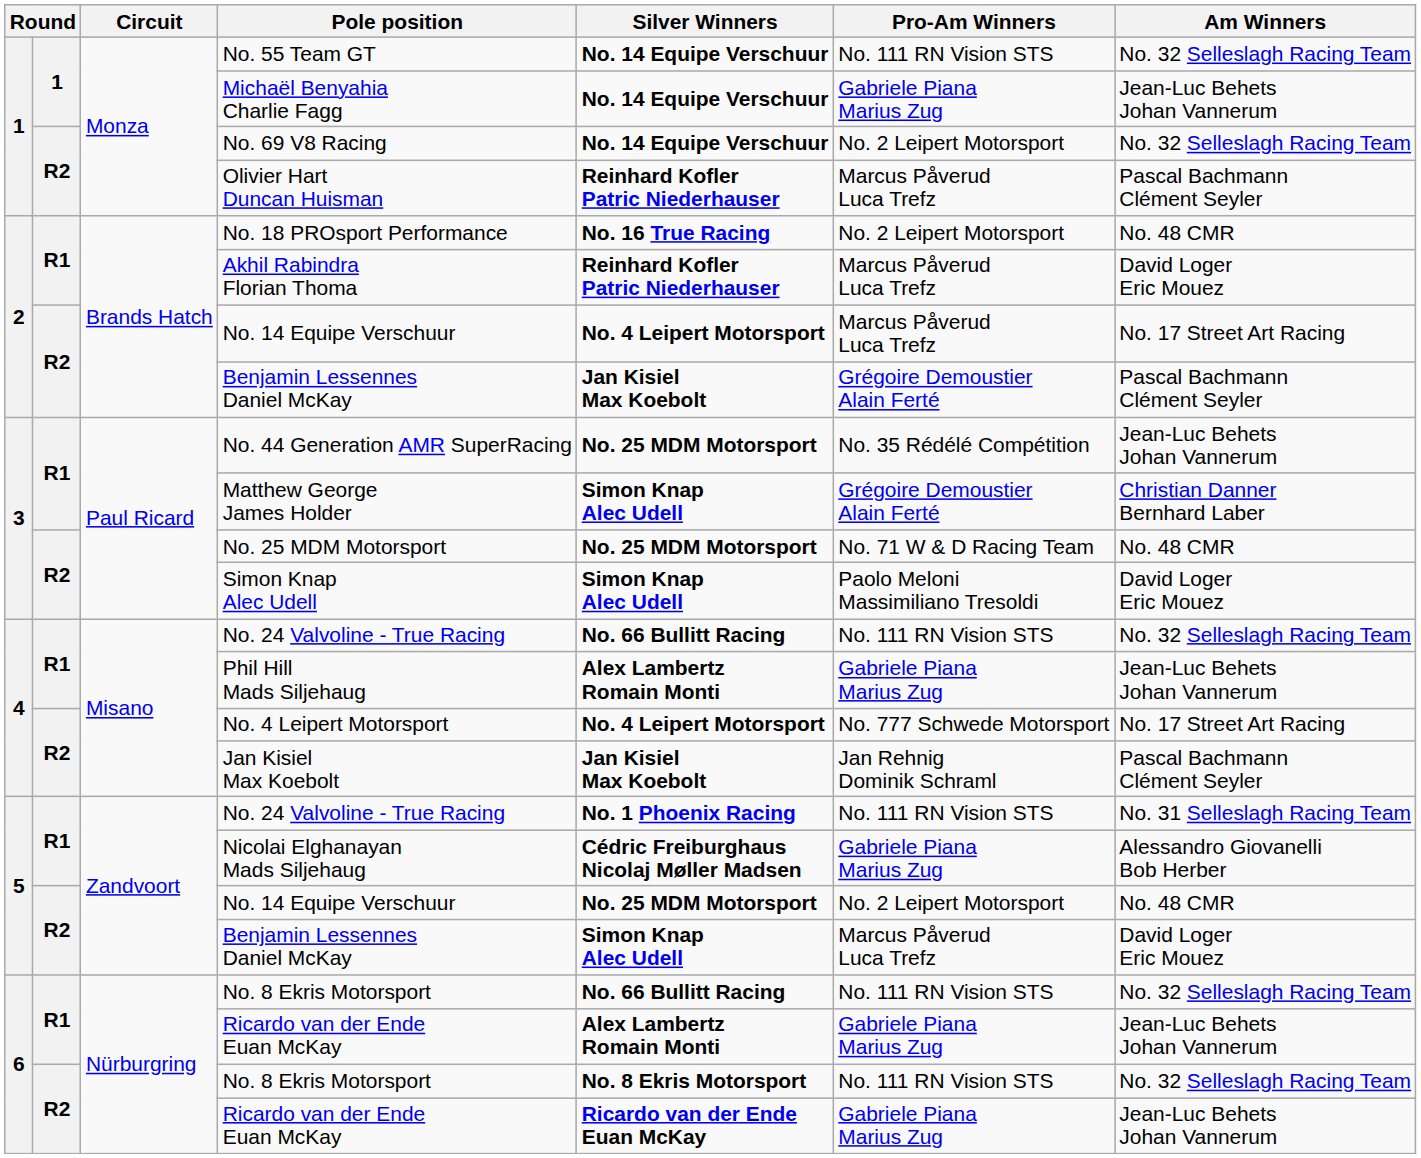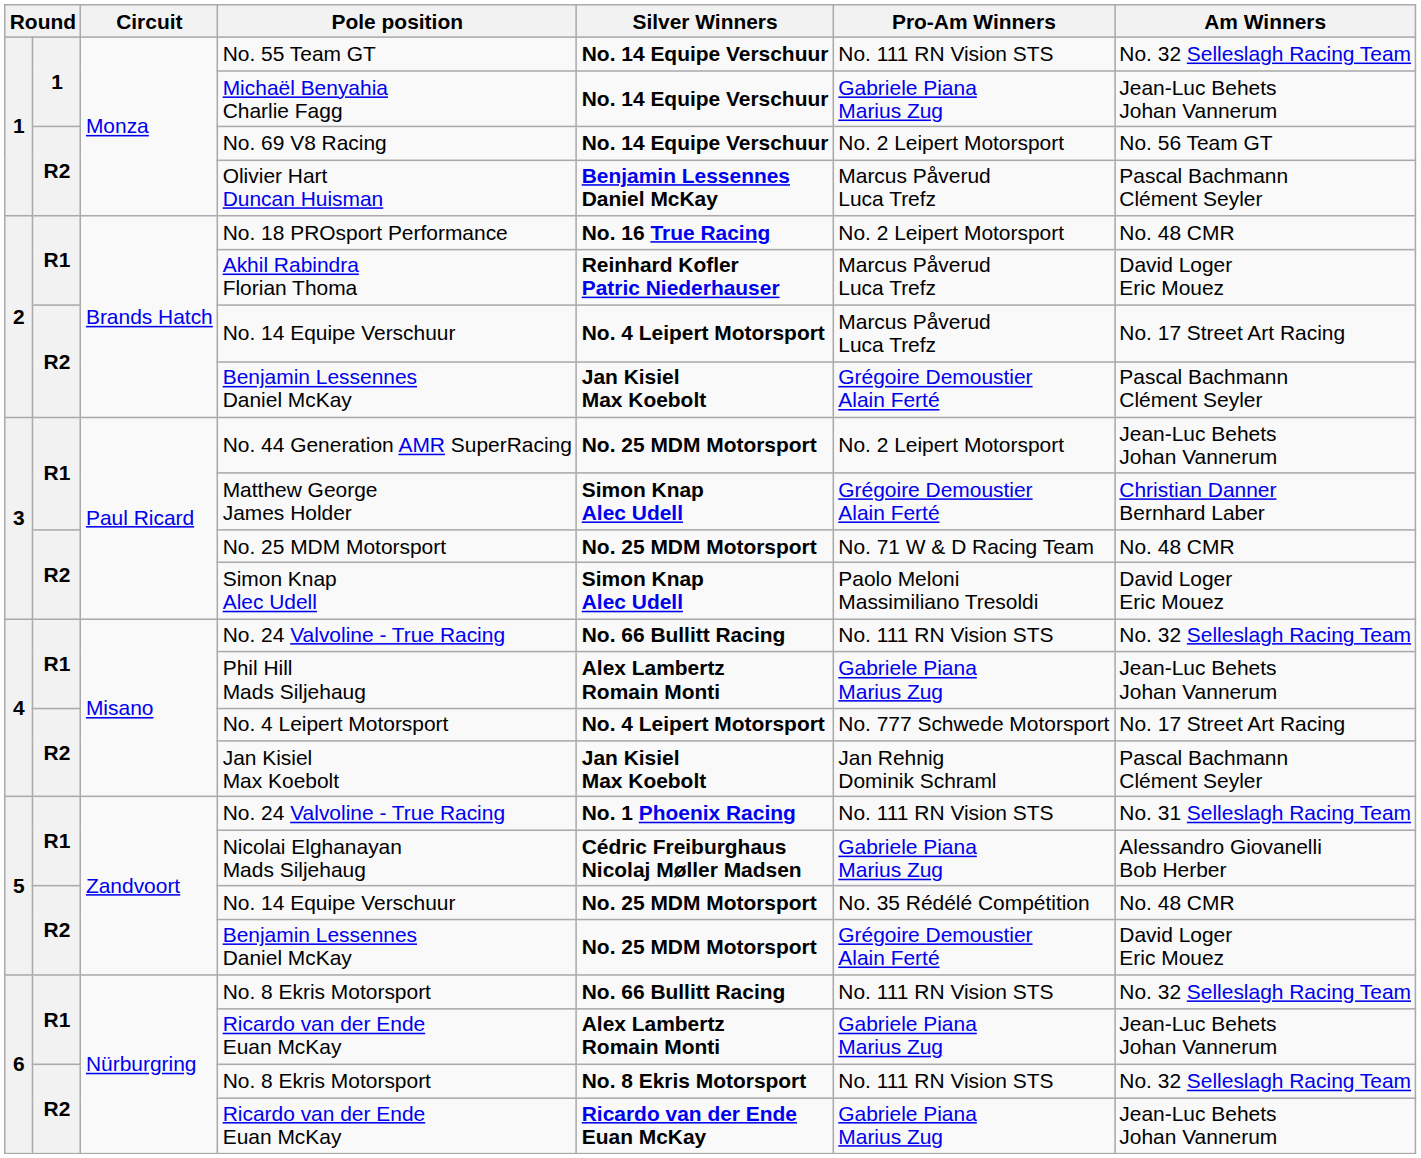(1265, 143) No. 32 Selleslagh Racing Team -> (1196, 143) No. 56 Team GT
(681, 188) Reinhard Kofler Patric Niederhauser -> (686, 188) Benjamin Lessennes Daniel McKay
(964, 445) No. 35 Rédélé Compétition -> (951, 445) No. 2 Leipert Motorsport
(951, 902) No. 2 Leipert Motorsport -> (964, 902) No. 35 Rédélé Compétition
(643, 947) Simon Knap Alec Udell -> (699, 947) No. 25 MDM Motorsport
(915, 947) Marcus Påverud Luca Trefz -> (935, 947) Grégoire Demoustier Alain Ferté
